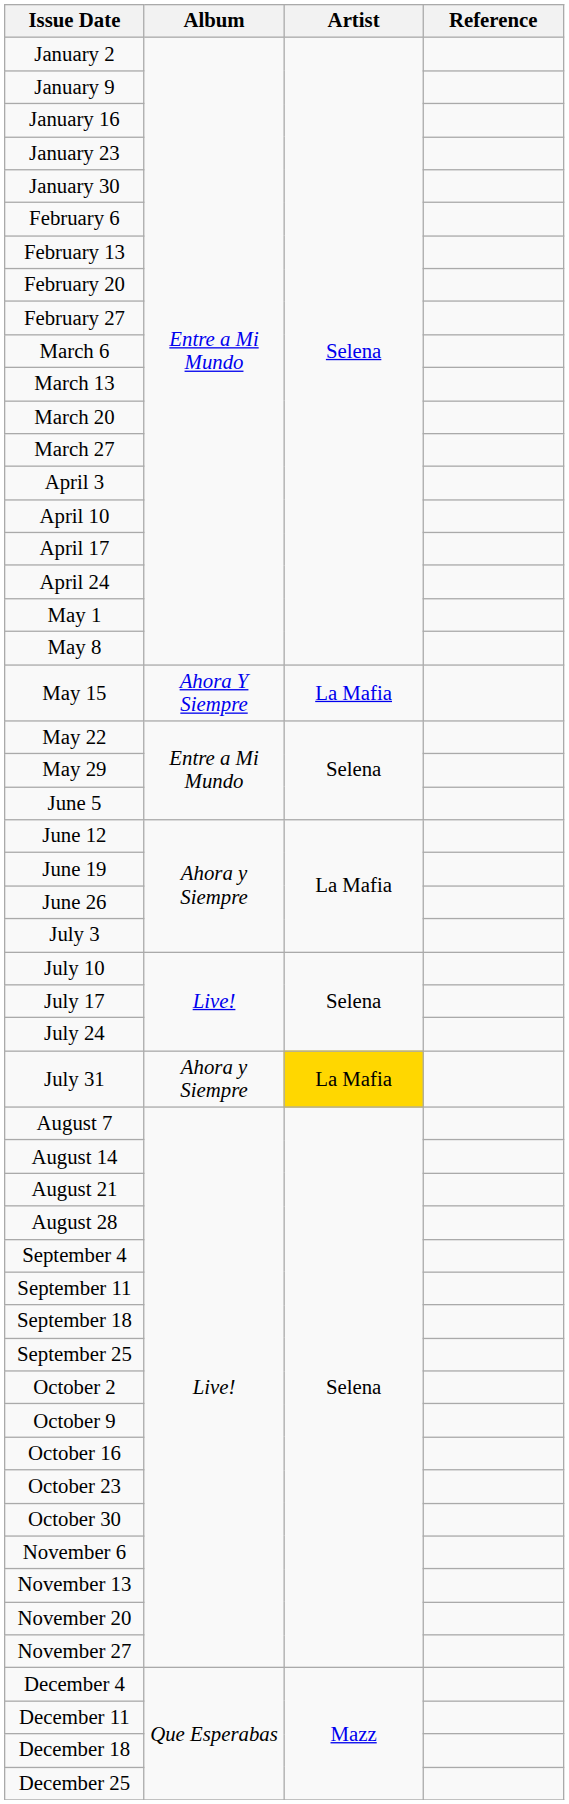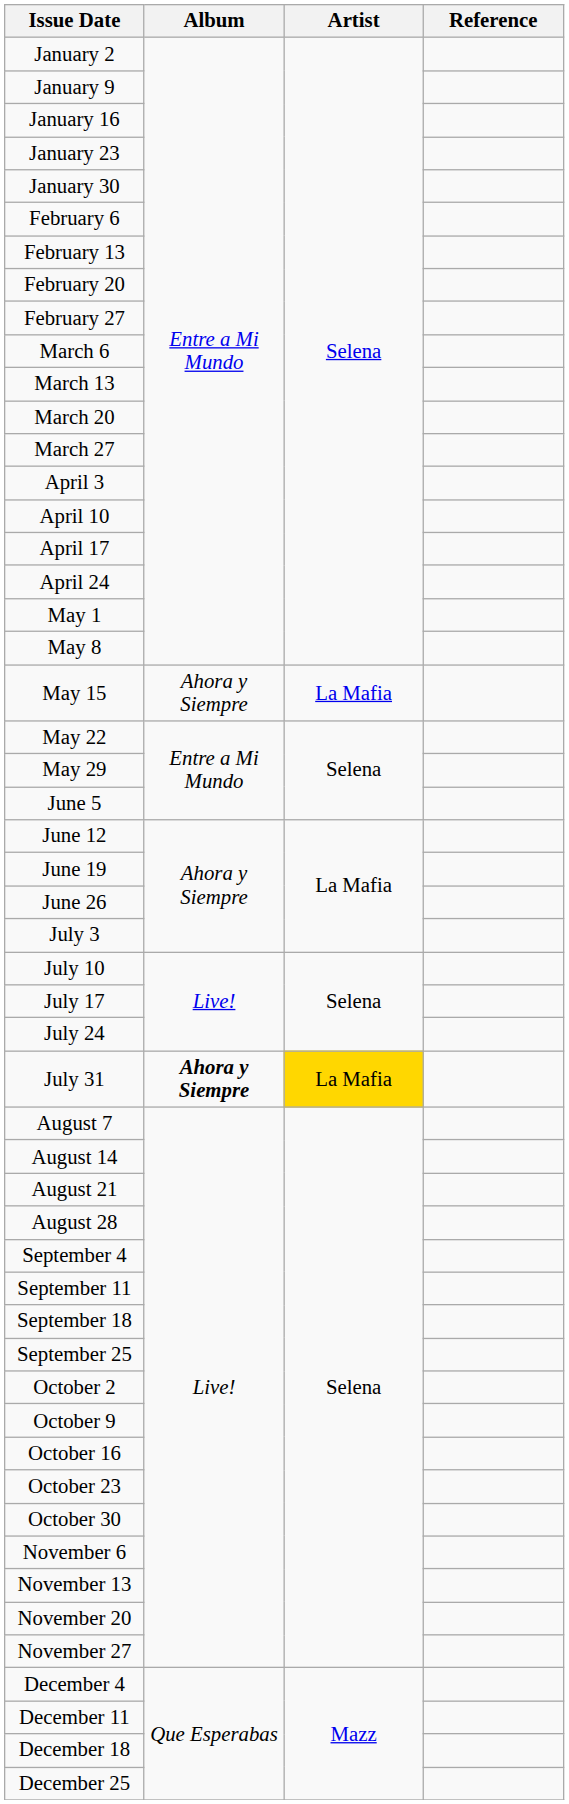(214, 692) Ahora Y Siempre -> (214, 692) Ahora y Siempre
(214, 1078) normal -> (214, 1078) bold
